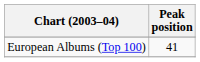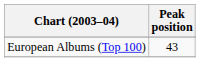(172, 47) 41 -> (172, 47) 43
